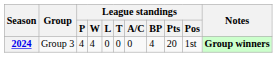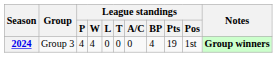(172, 44) 20 -> (172, 44) 19
